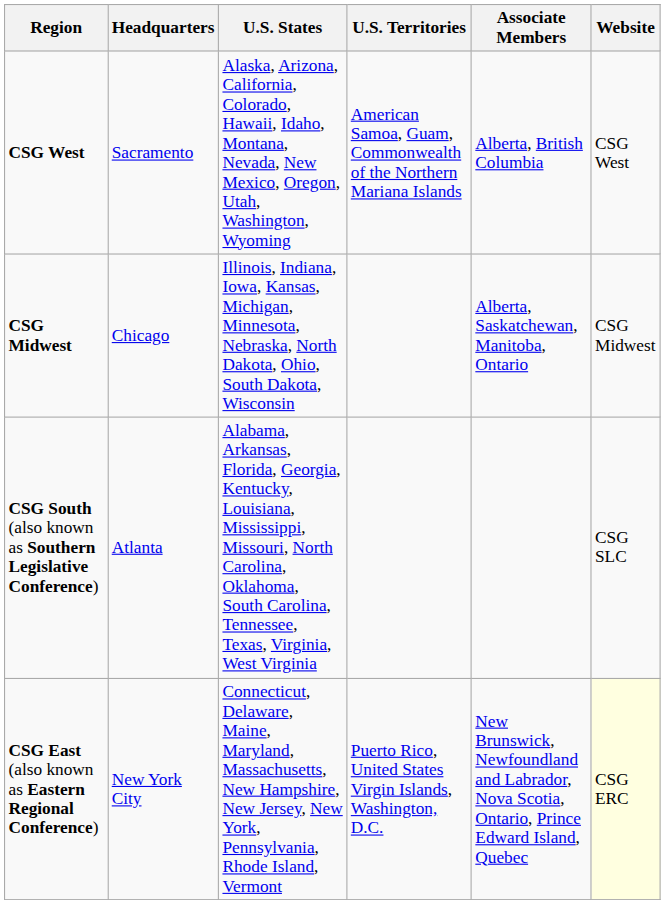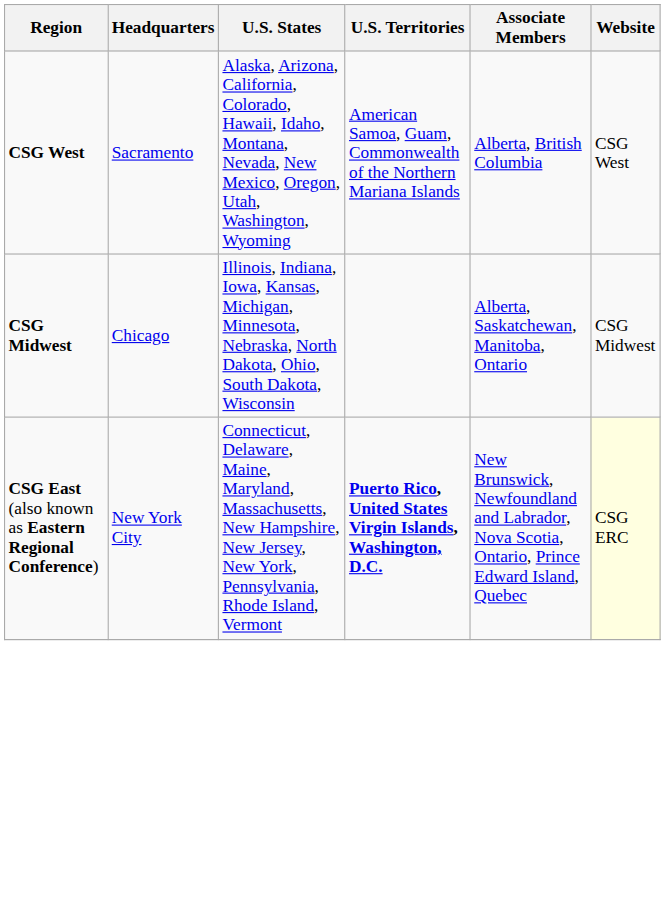- row: (53, 547)
(401, 788) normal -> (403, 528) bold
